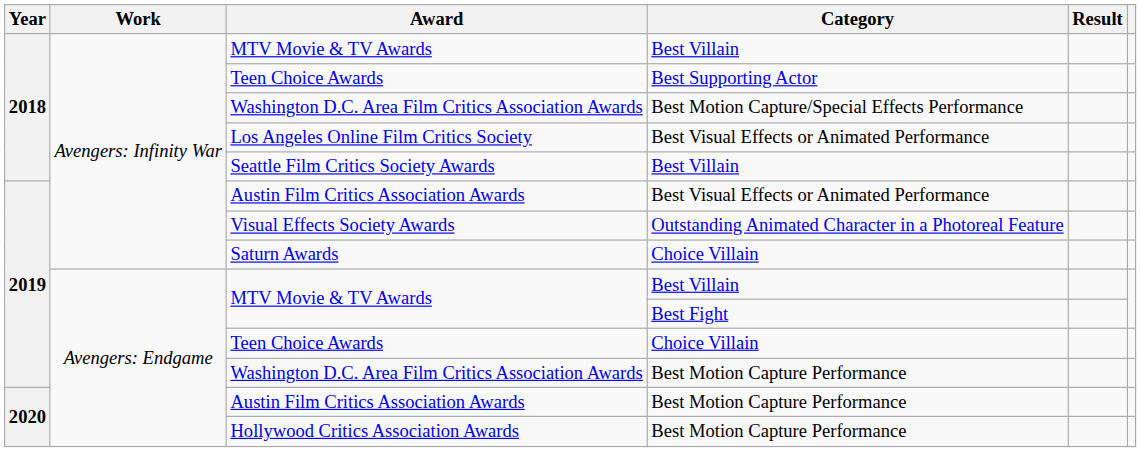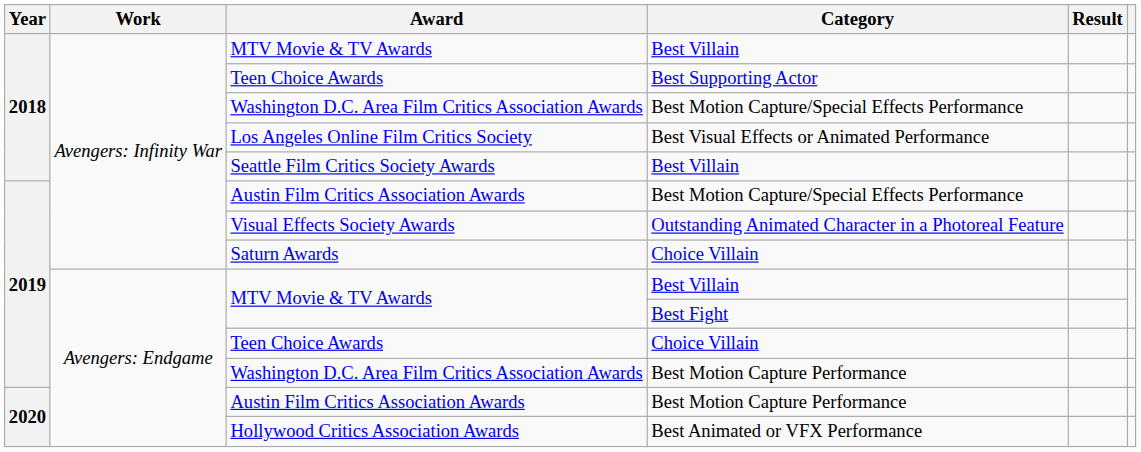(820, 195) Best Visual Effects or Animated Performance -> (837, 195) Best Motion Capture/Special Effects Performance
(779, 431) Best Motion Capture Performance -> (787, 431) Best Animated or VFX Performance
